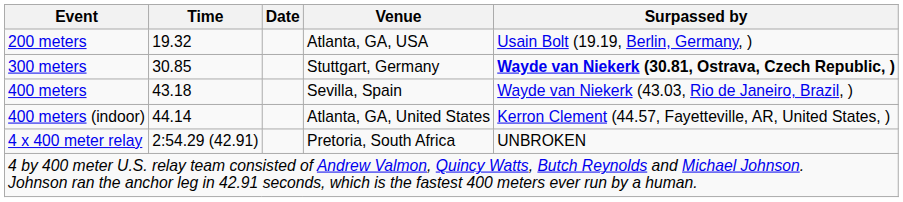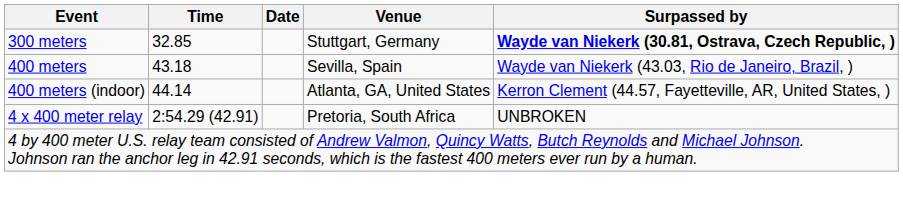- row: (47, 41)
(172, 66) 30.85 -> (172, 41) 32.85
